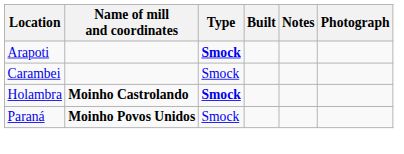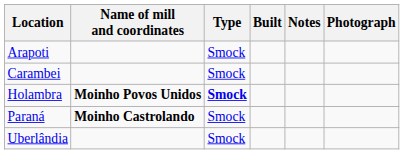(221, 52) bold -> (226, 52) normal
(128, 95) Moinho Castrolando -> (138, 95) Moinho Povos Unidos
(132, 116) Moinho Povos Unidos -> (134, 116) Moinho Castrolando
+ row: (38, 138)
